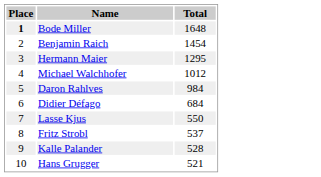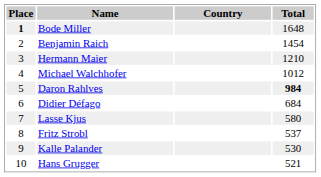+ column: (223, 13)
(195, 58) 1295 -> (293, 58) 1210
(195, 88) normal -> (293, 88) bold
(195, 118) 550 -> (293, 118) 580
(195, 148) 528 -> (293, 148) 530
